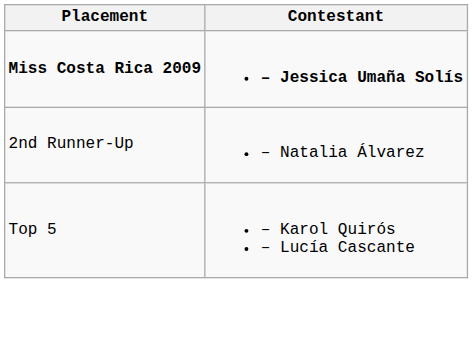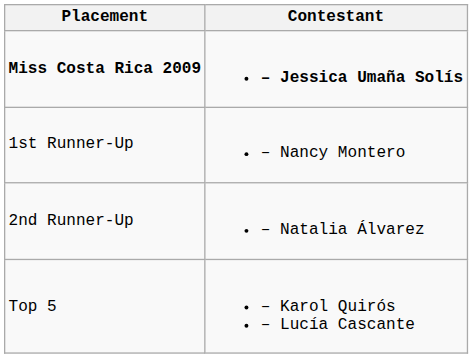+ row: (71, 145)
